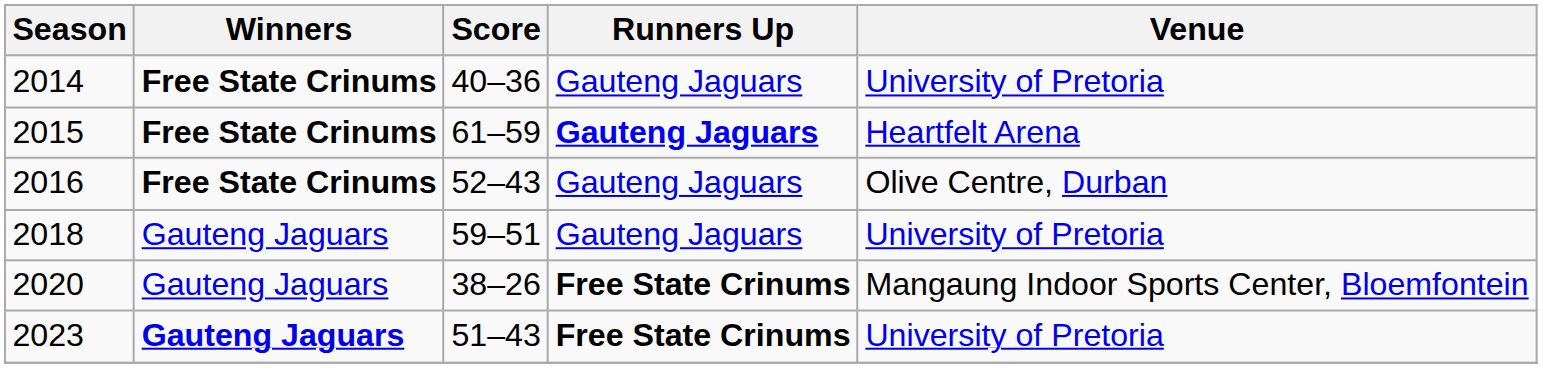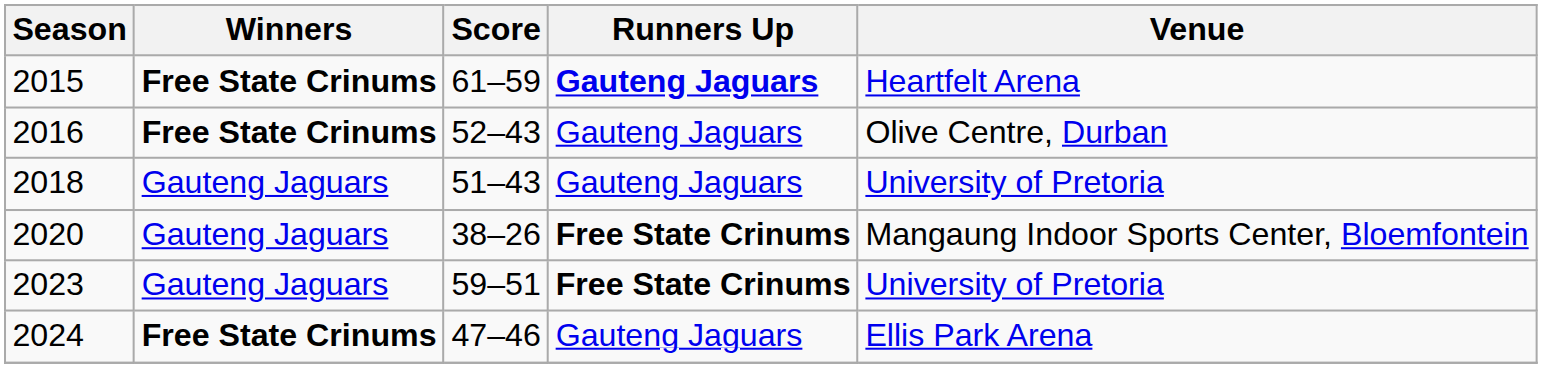- row: (48, 81)
(496, 234) 59–51 -> (496, 183) 51–43
(273, 336) bold -> (265, 285) normal
(496, 336) 51–43 -> (496, 285) 59–51
+ row: (48, 336)
